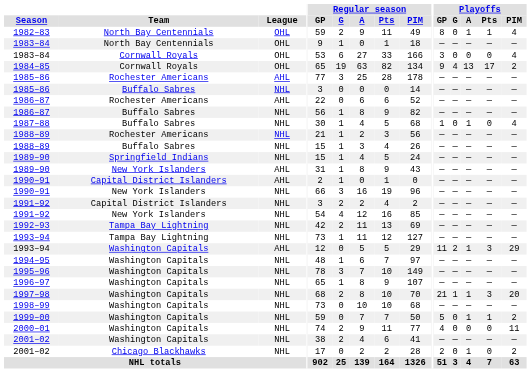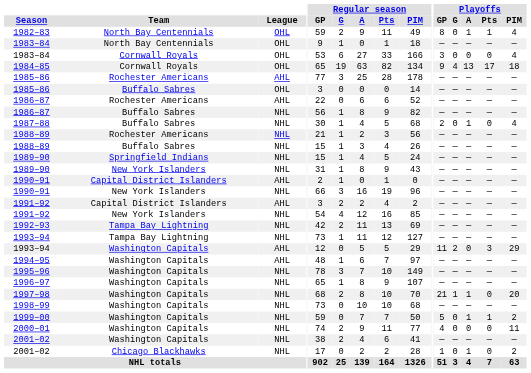(514, 67) 2 -> (514, 67) 18
(282, 89) NHL -> (282, 89) OHL
(442, 124) 1 -> (442, 124) 2
(282, 169) AHL -> (282, 169) NHL
(282, 203) NHL -> (282, 203) AHL
(469, 249) 1 -> (469, 249) 0
(282, 260) NHL -> (282, 260) AHL
(489, 294) 3 -> (489, 294) 0
(442, 351) 2 -> (442, 351) 1
